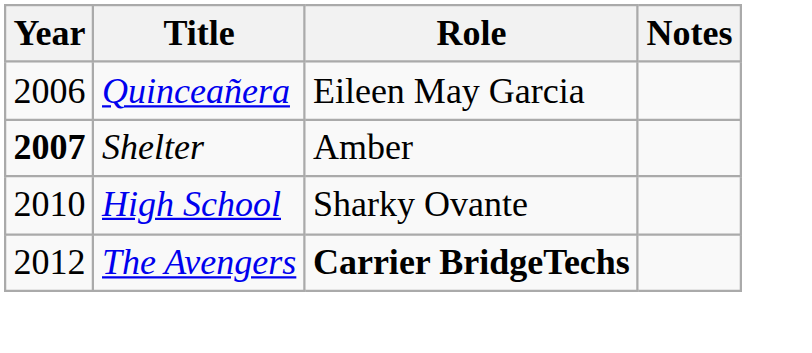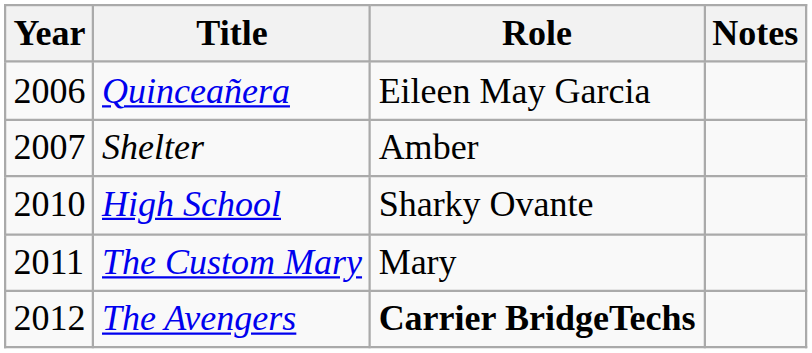(49, 147) bold -> (49, 147) normal
+ row: (232, 261)
